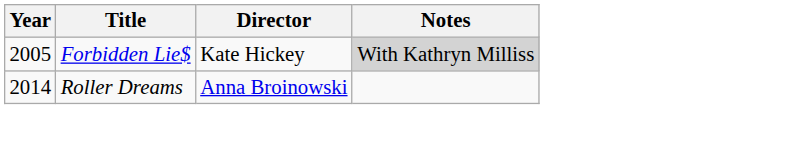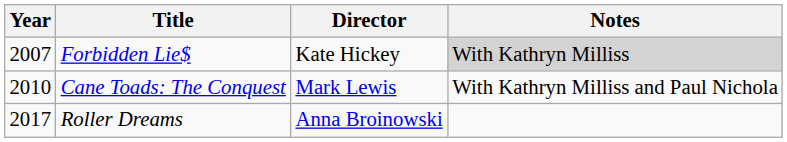(30, 53) 2005 -> (30, 53) 2007
+ row: (173, 86)
(30, 86) 2014 -> (30, 119) 2017
